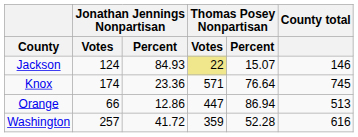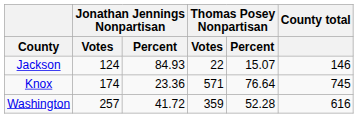(217, 65) khaki background -> (217, 65) no background
- row: (39, 103)
